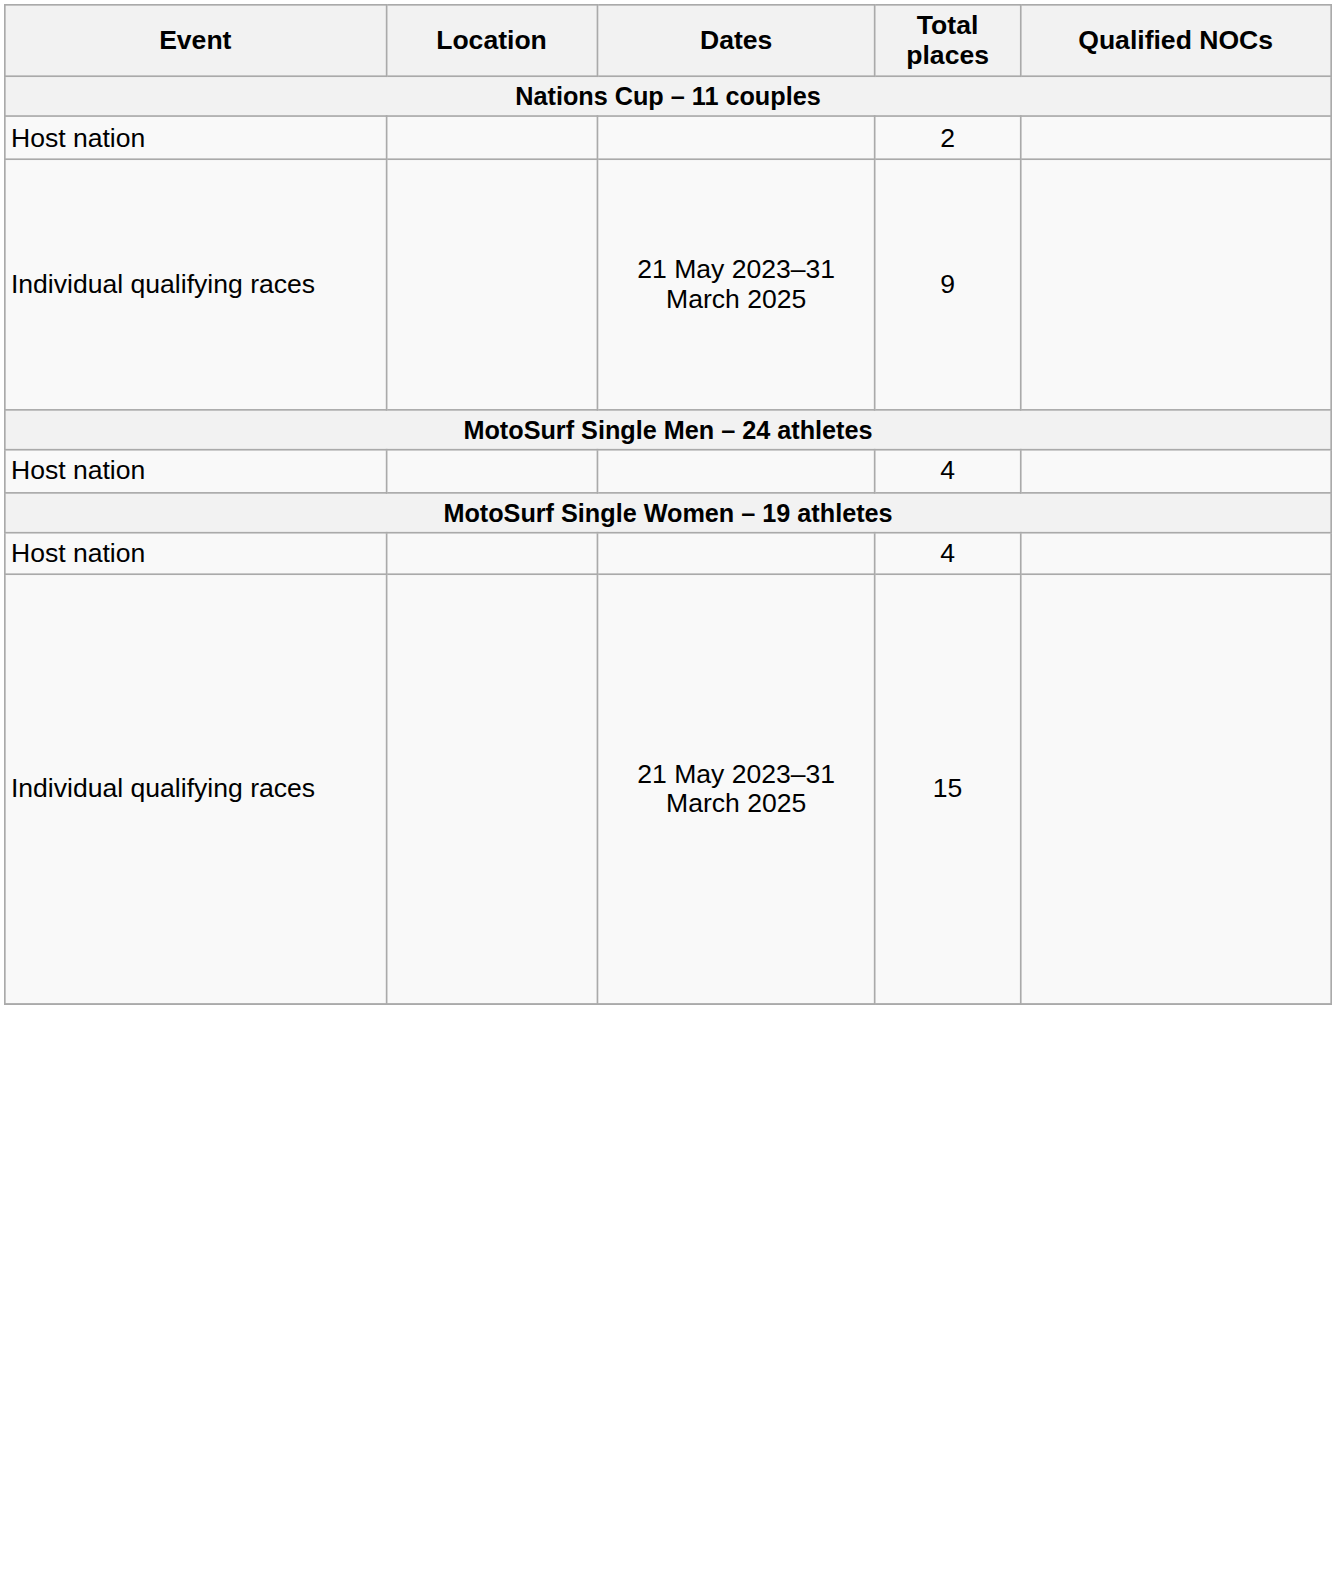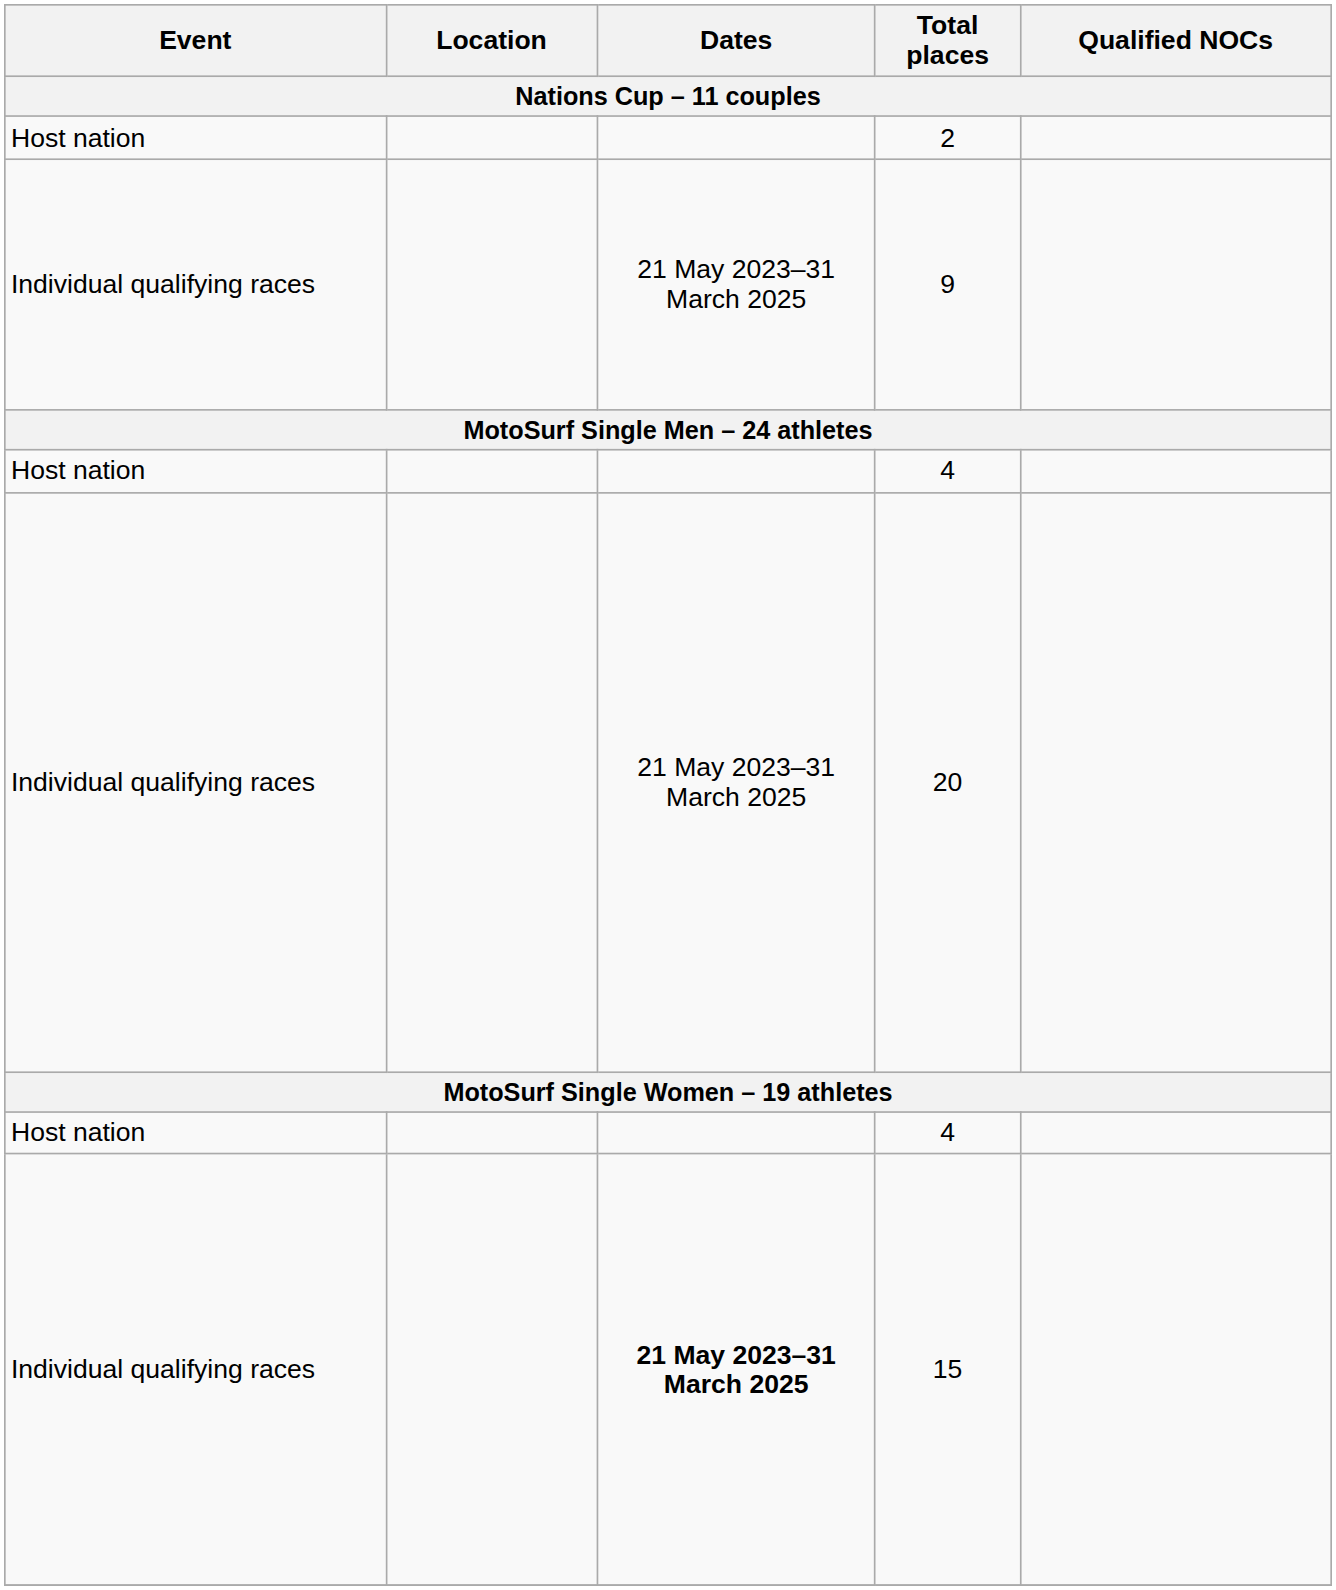+ row: (163, 781)
(736, 789) normal -> (736, 1369) bold
